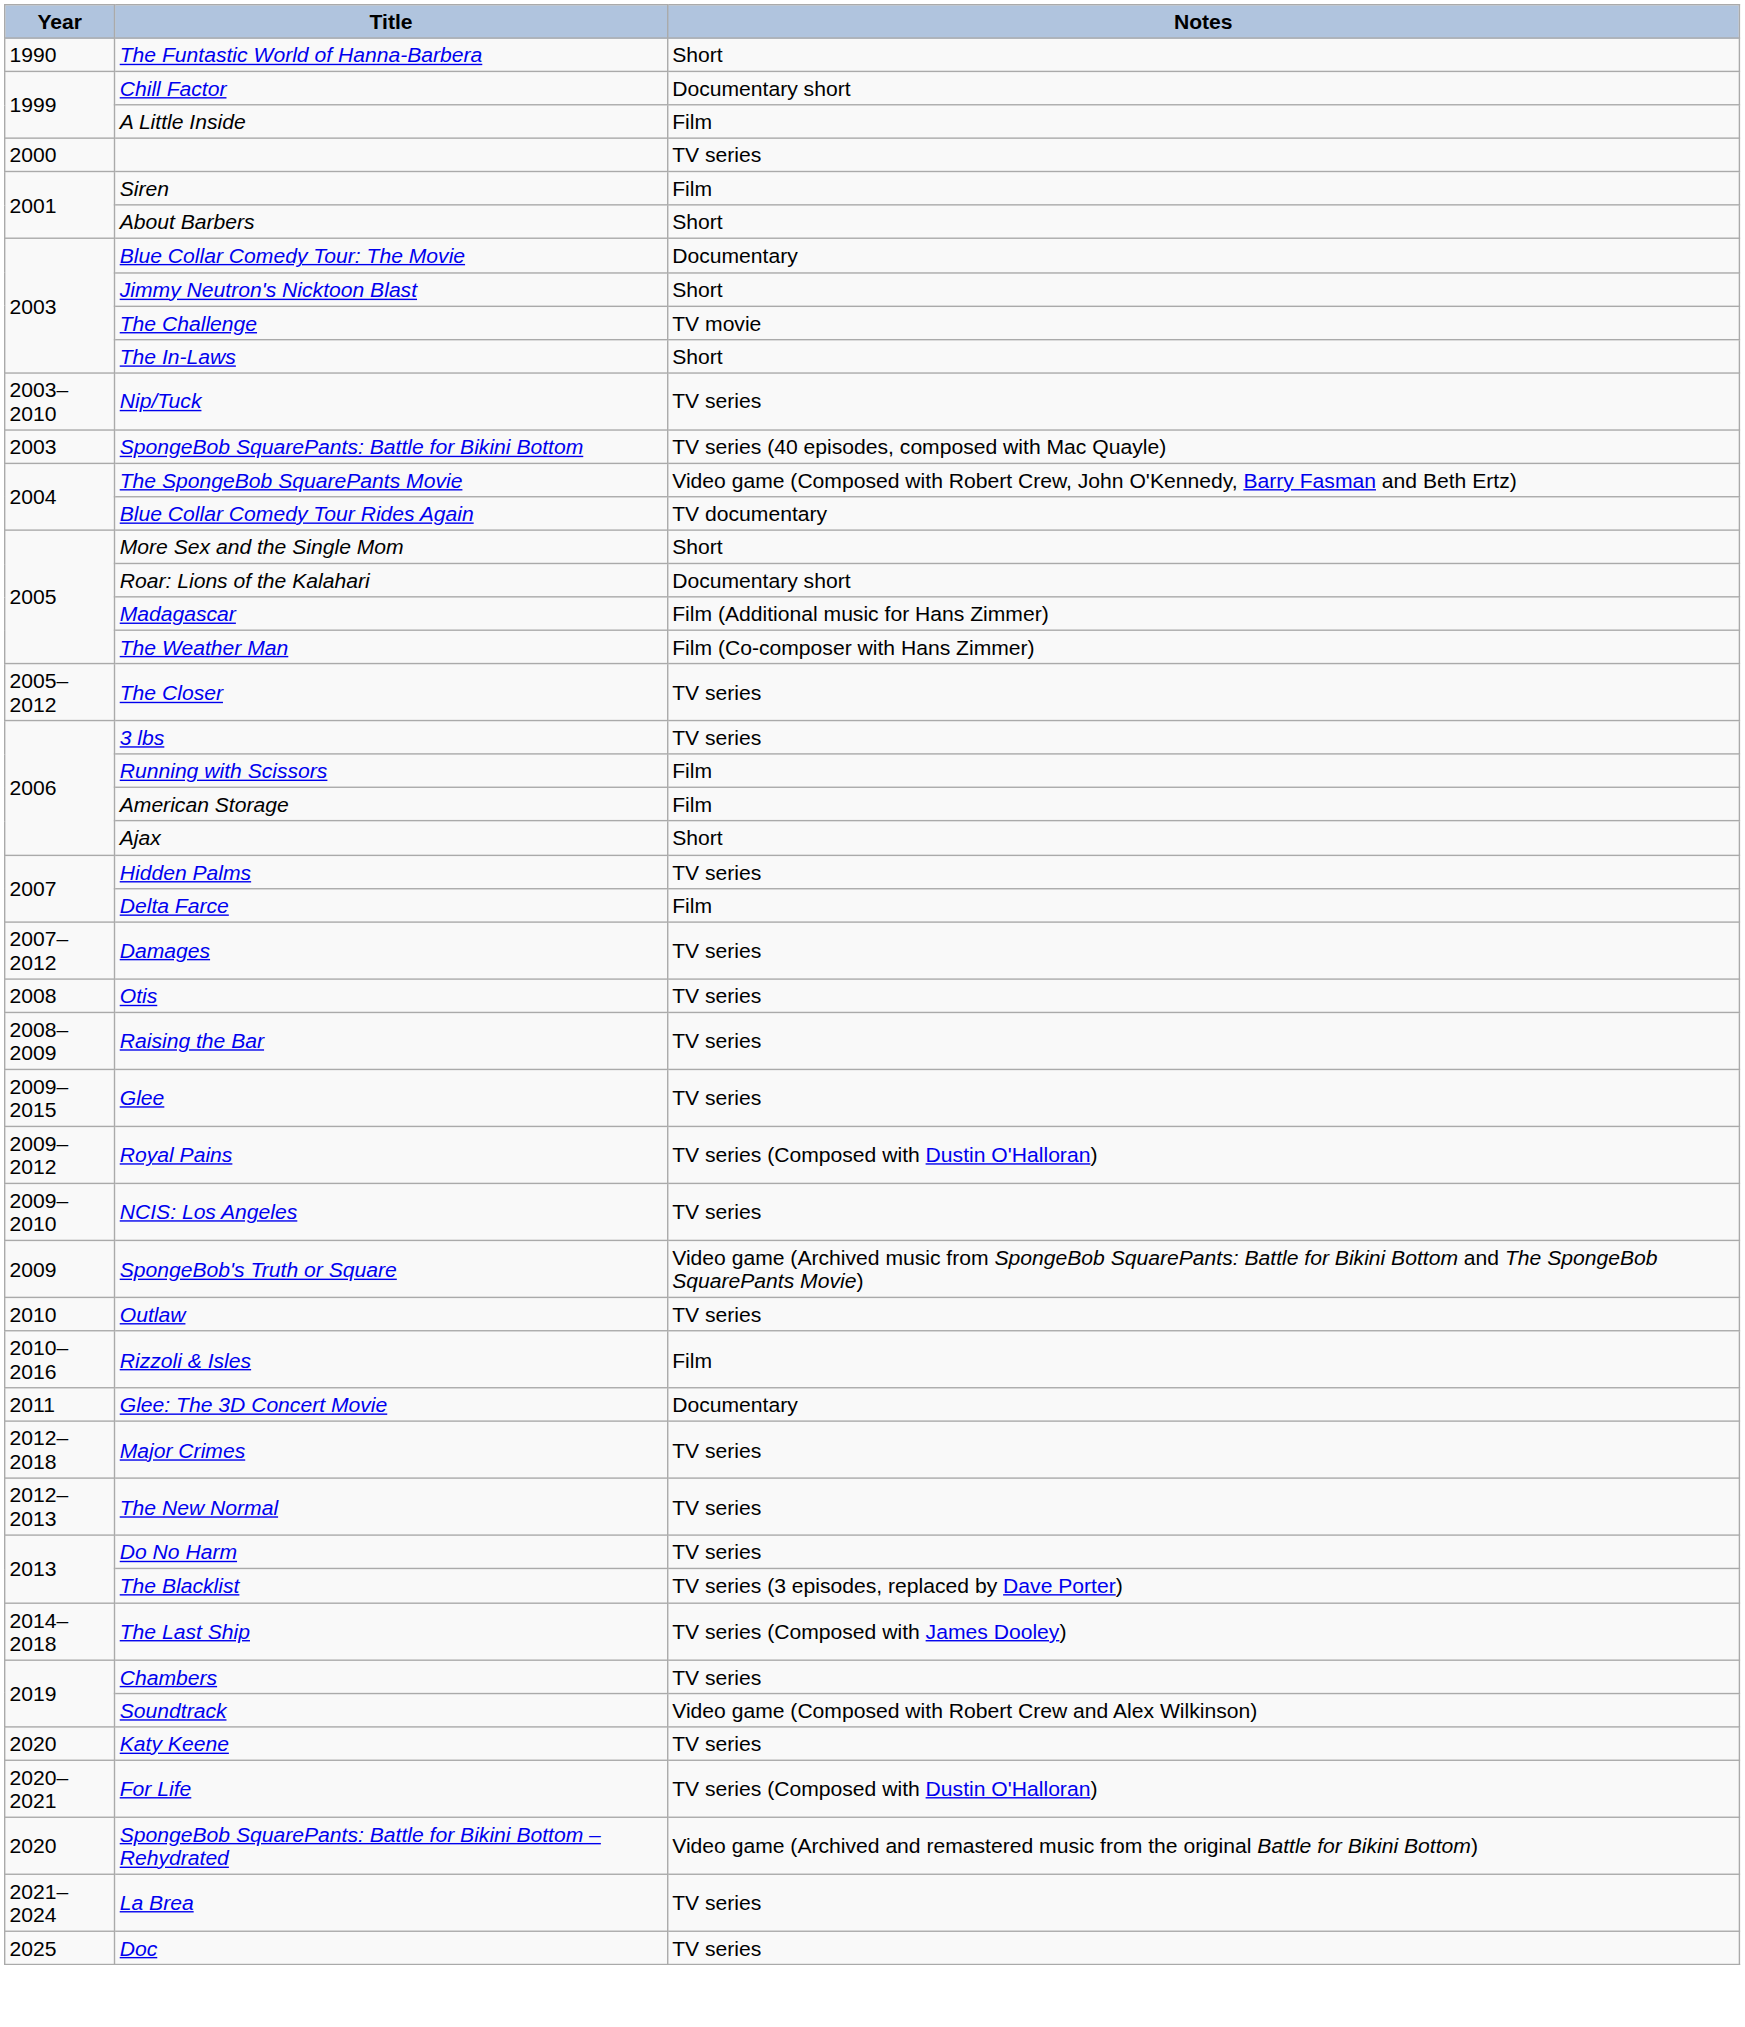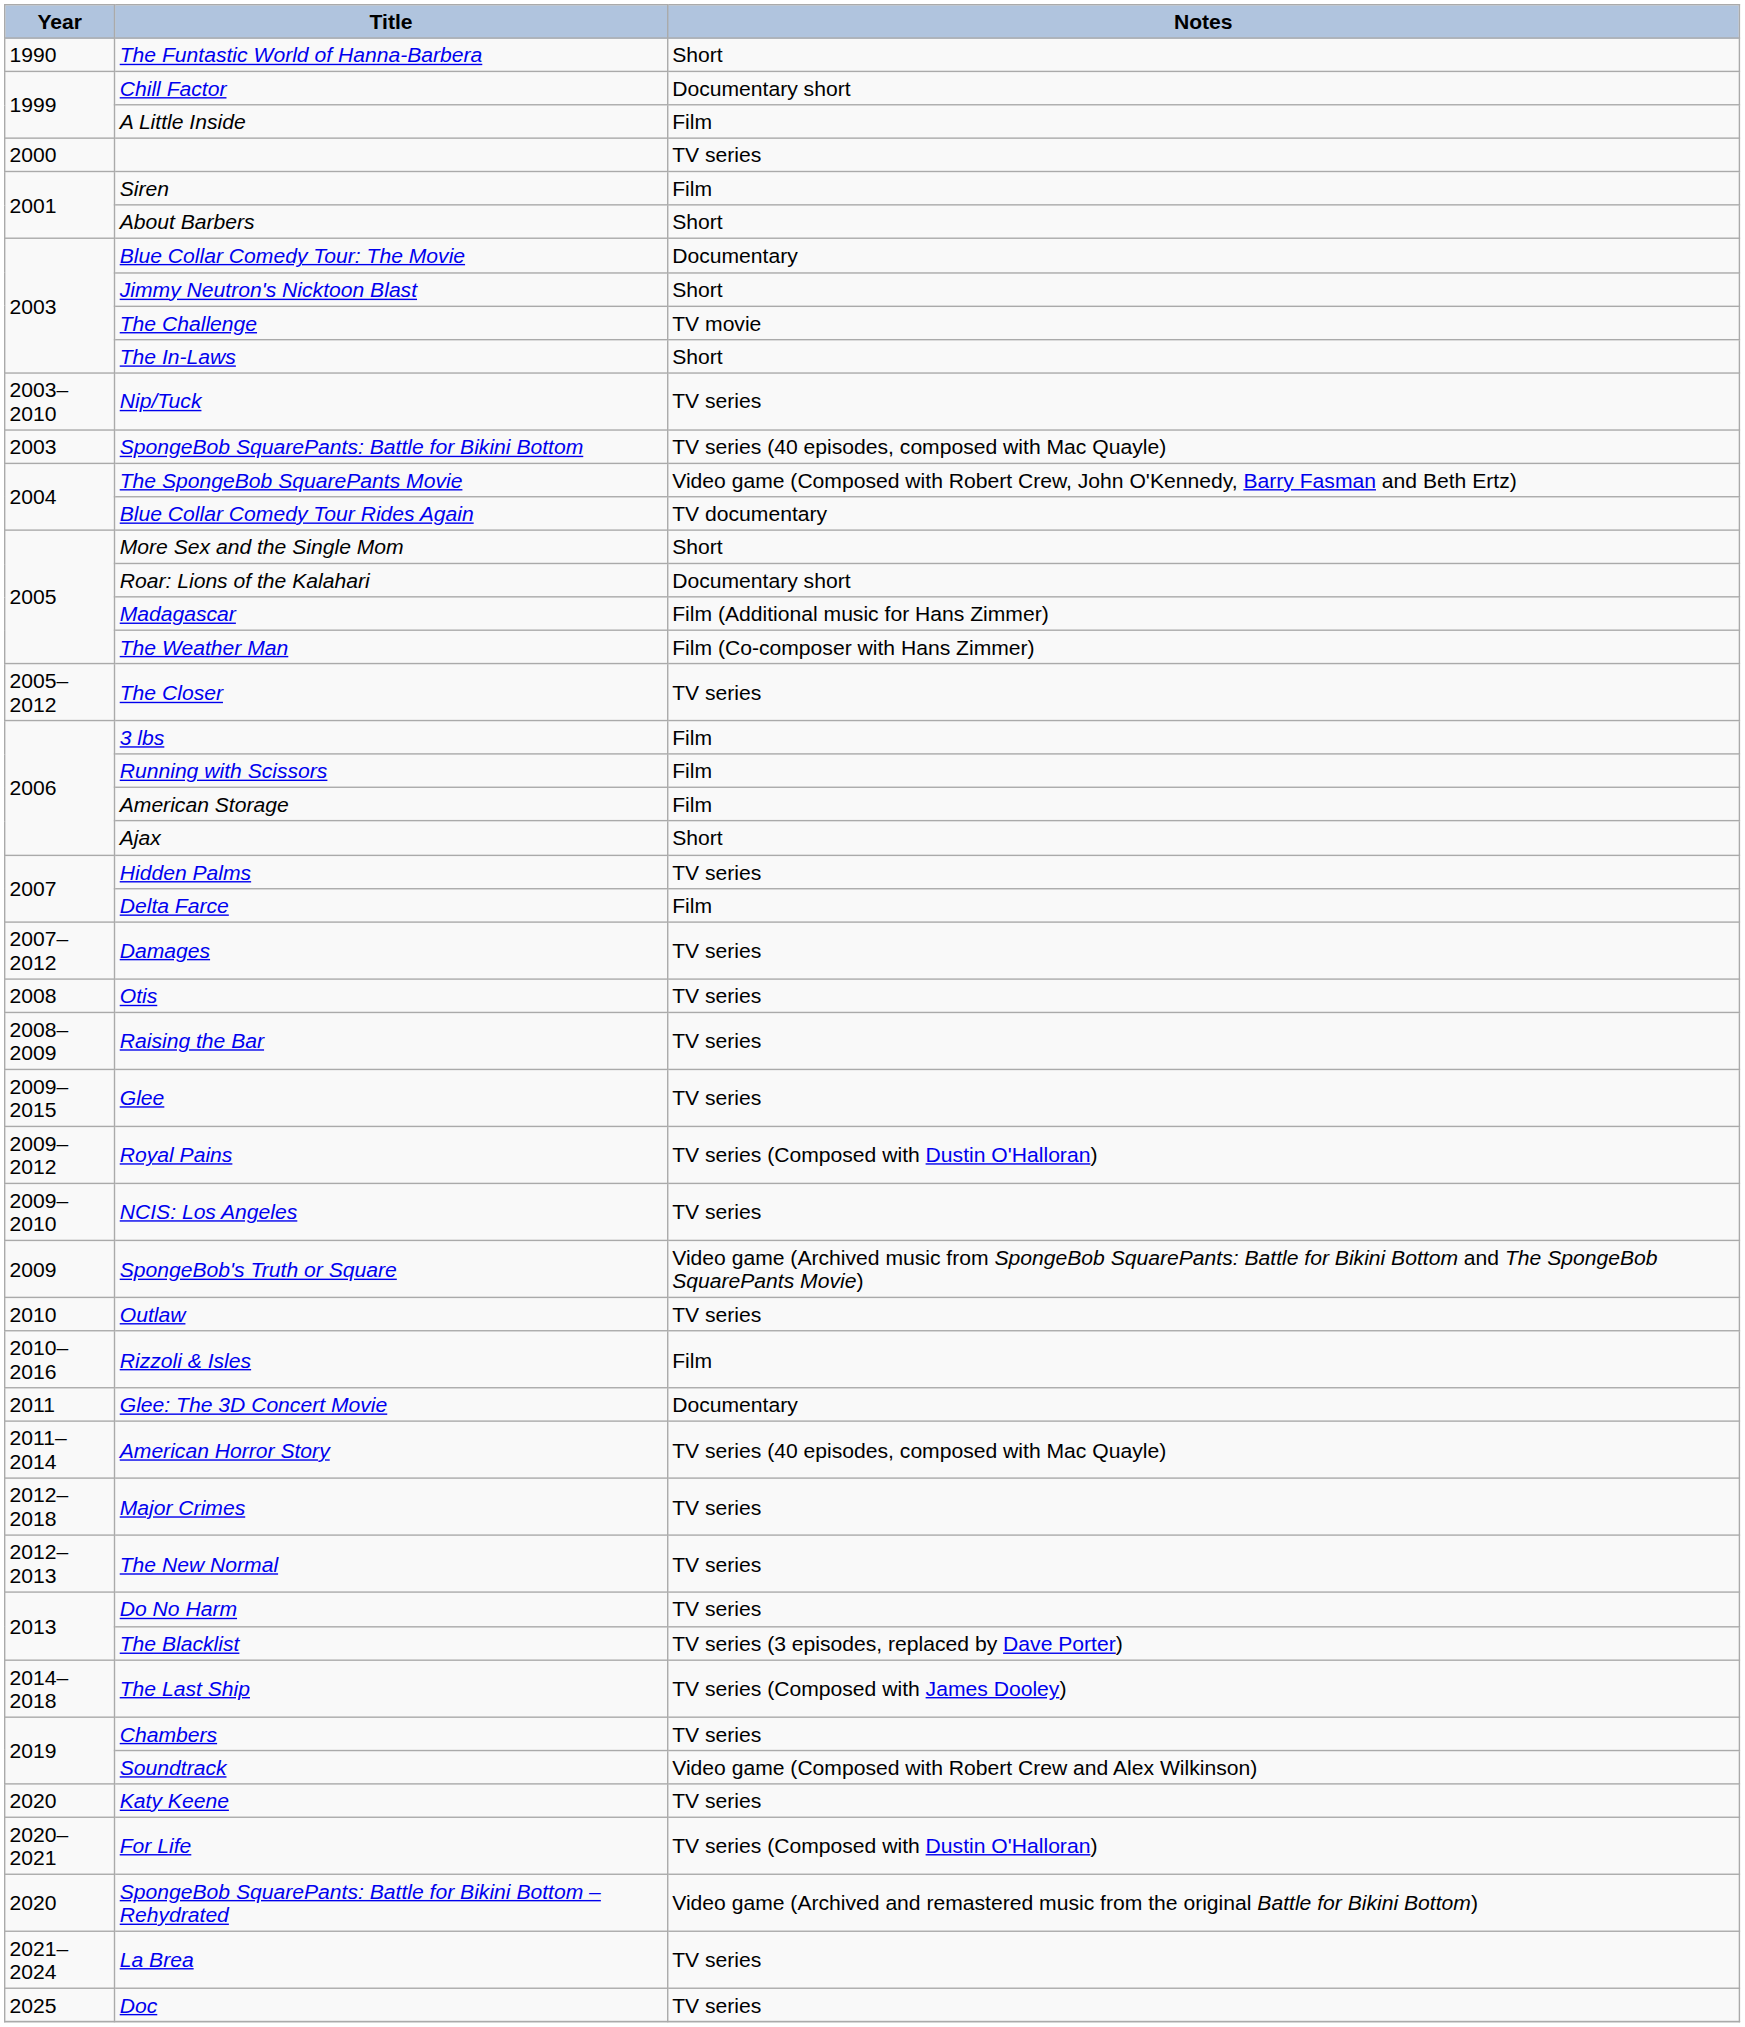(717, 738) TV series -> (692, 738) Film
+ row: (38, 1450)
